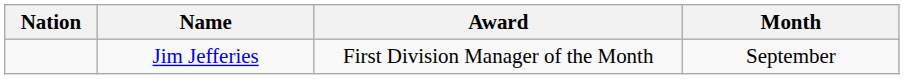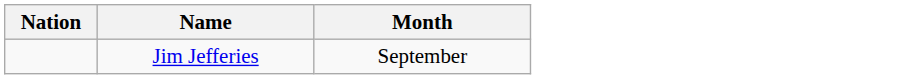- column: (498, 21)
